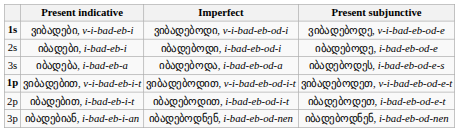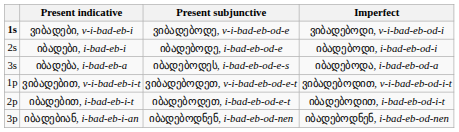columns swapped: (221, 13) <-> (377, 13)
(12, 83) bold -> (12, 83) normal
